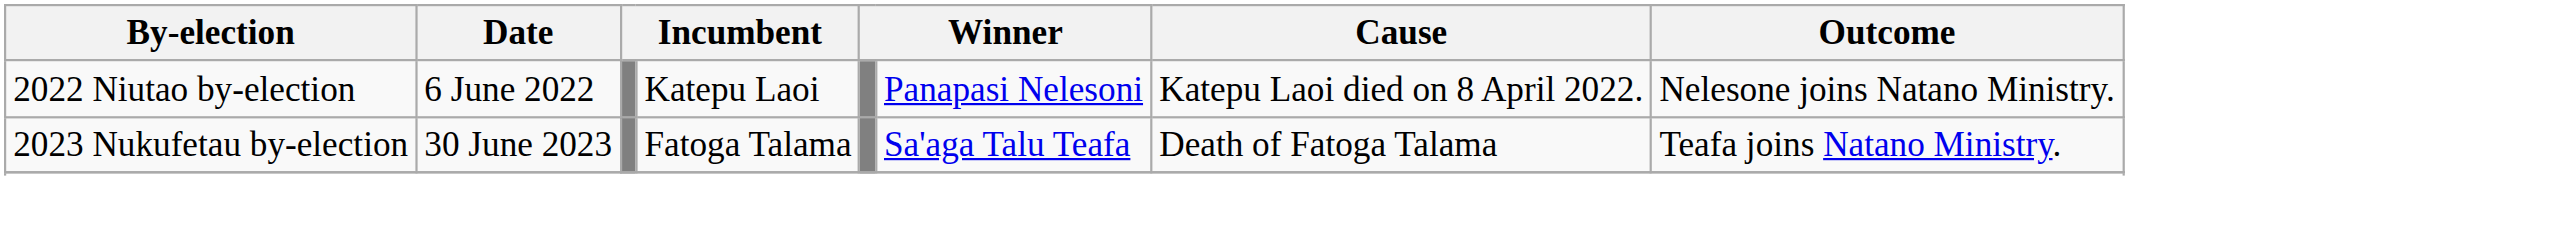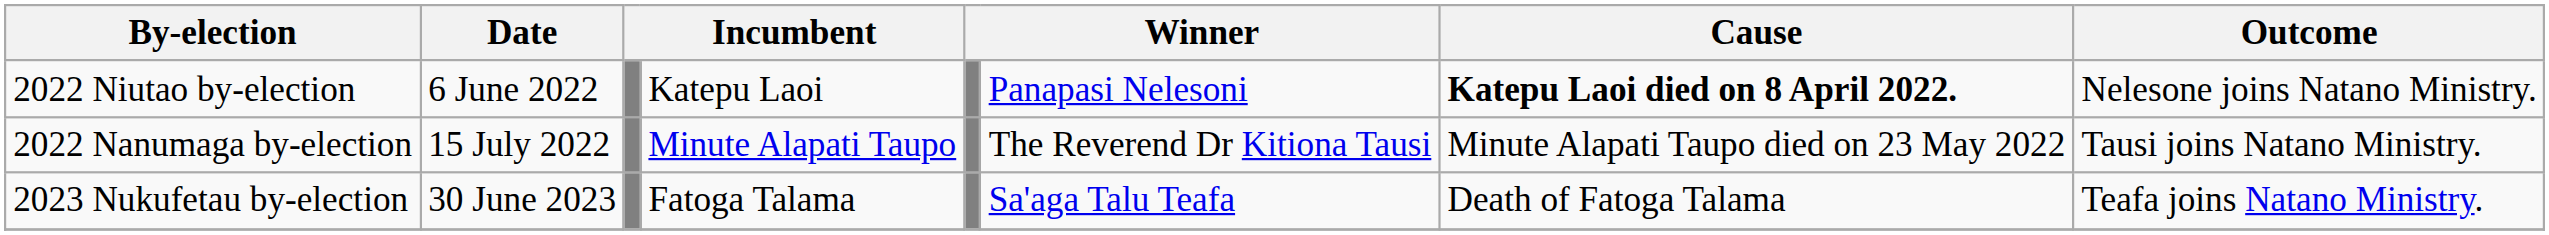(1401, 88) normal -> (1702, 88) bold
+ row: (213, 144)
